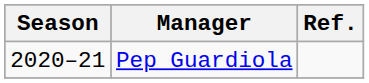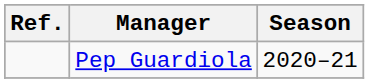columns swapped: (58, 23) <-> (330, 23)
